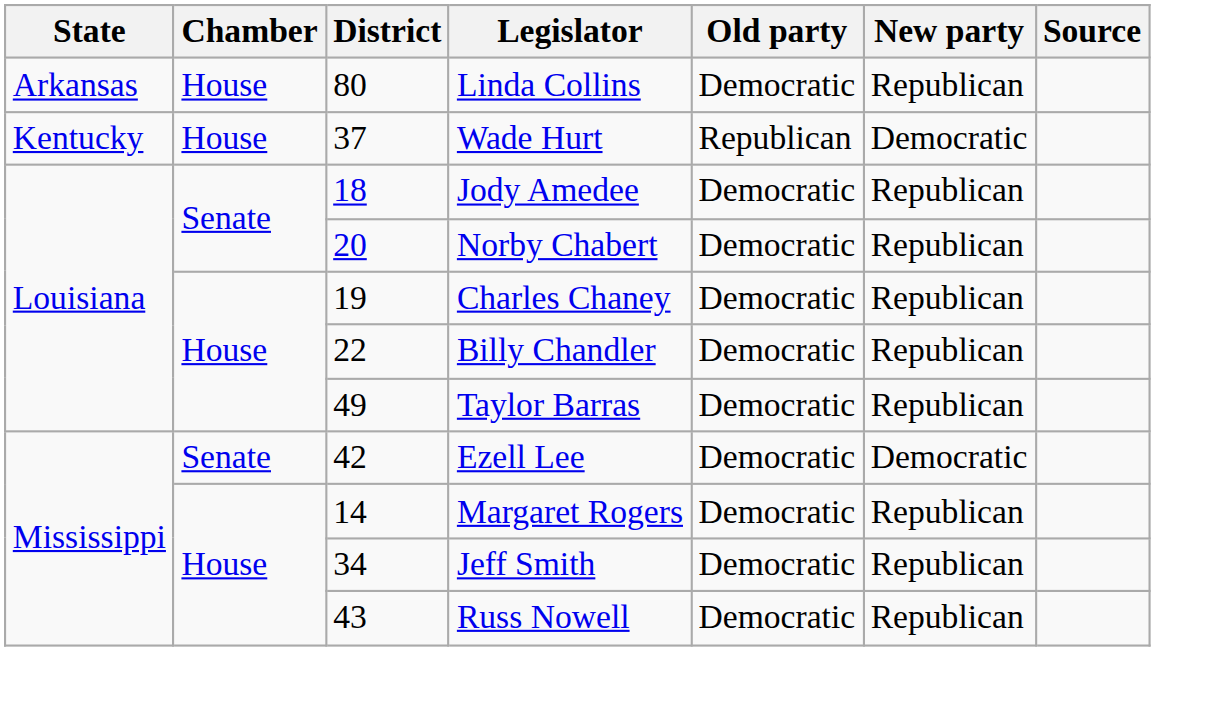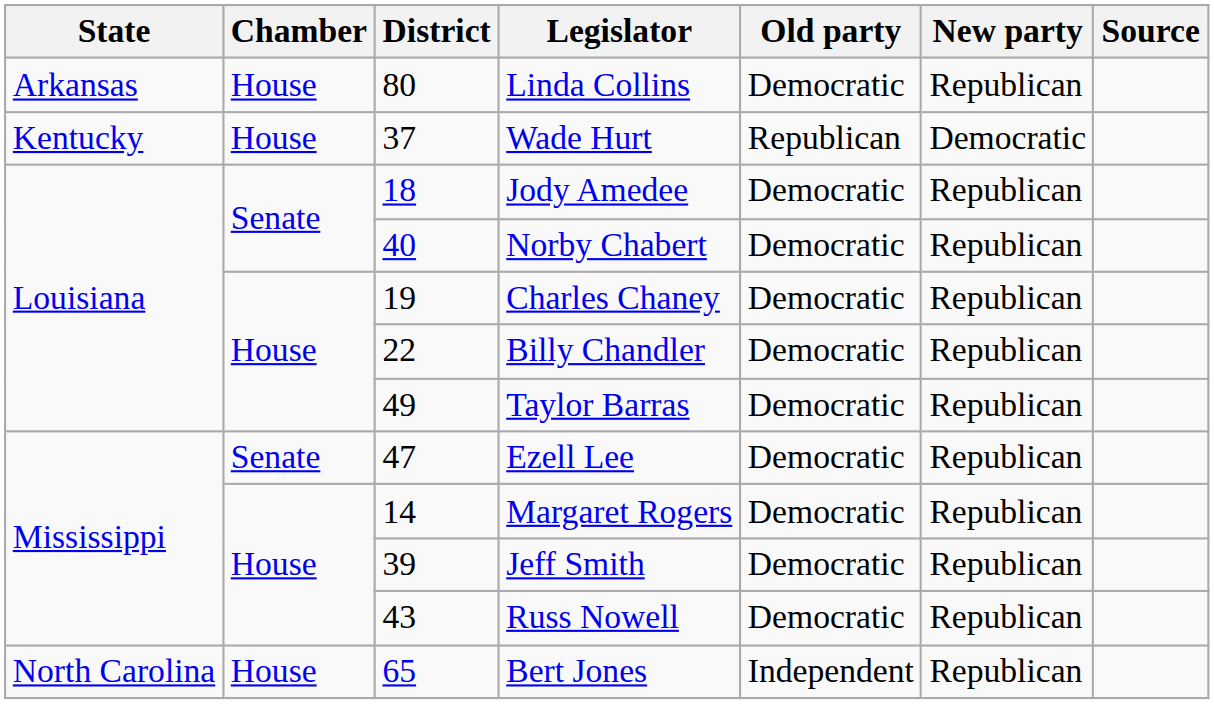(350, 244) 20 -> (399, 244) 40
(350, 457) 42 -> (399, 457) 47
(949, 457) Democratic -> (1006, 457) Republican
(350, 564) 34 -> (399, 564) 39
+ row: (577, 670)
